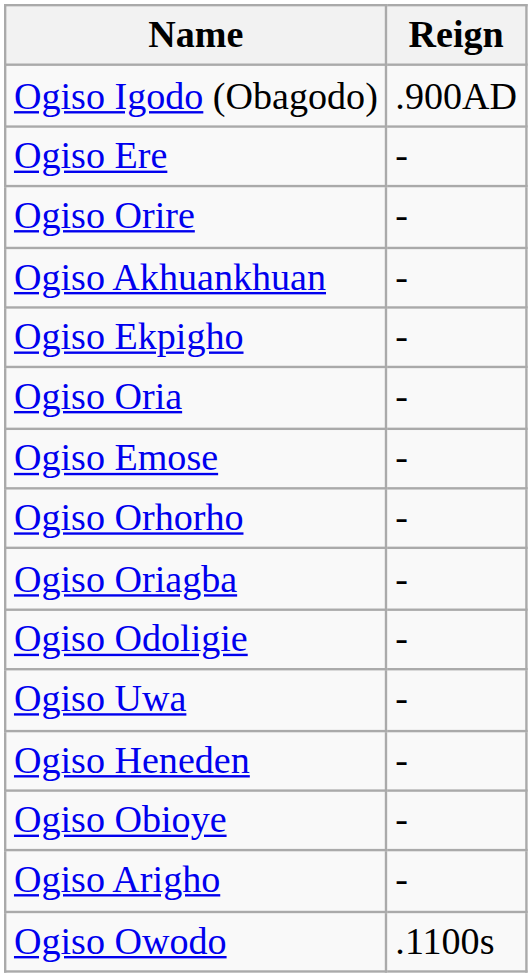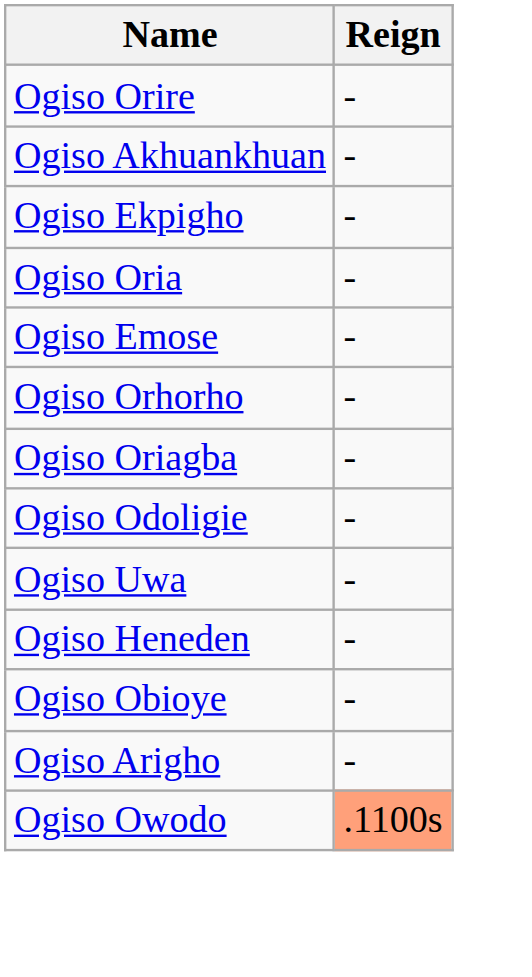- row: (196, 95)
- row: (91, 155)
(445, 940) no background -> (393, 819) lightsalmon background
